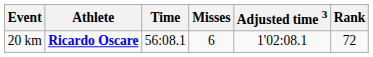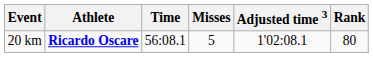(211, 41) 6 -> (211, 41) 5
(350, 41) 72 -> (350, 41) 80
